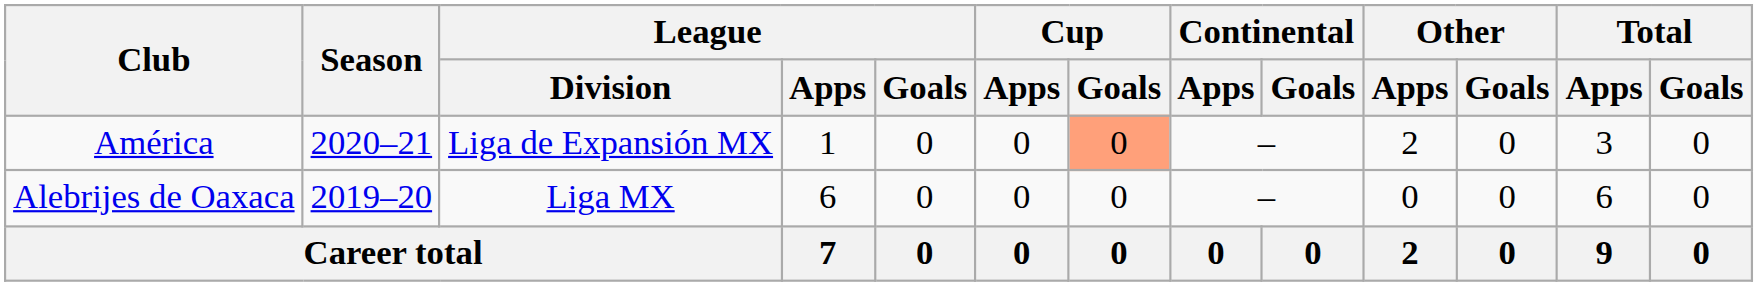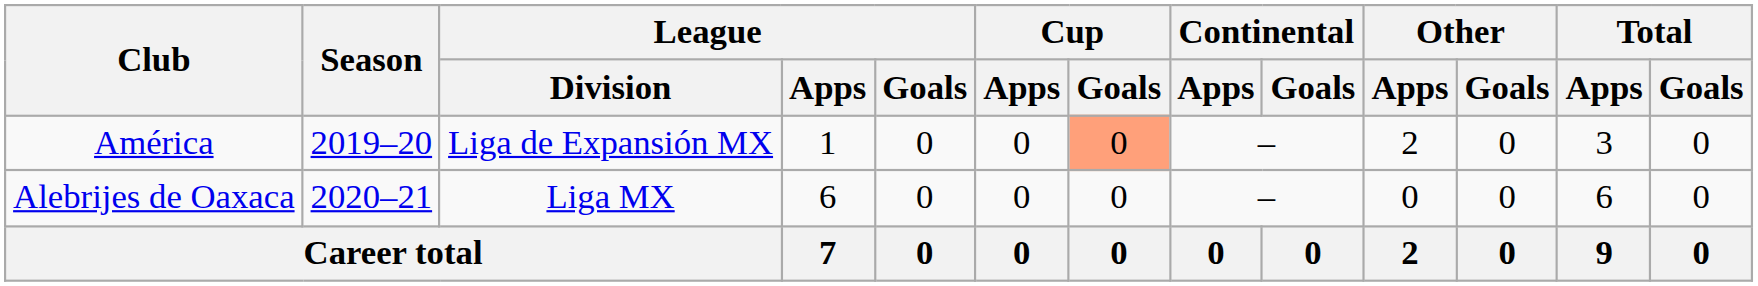(371, 142) 2020–21 -> (371, 142) 2019–20
(371, 197) 2019–20 -> (371, 197) 2020–21
